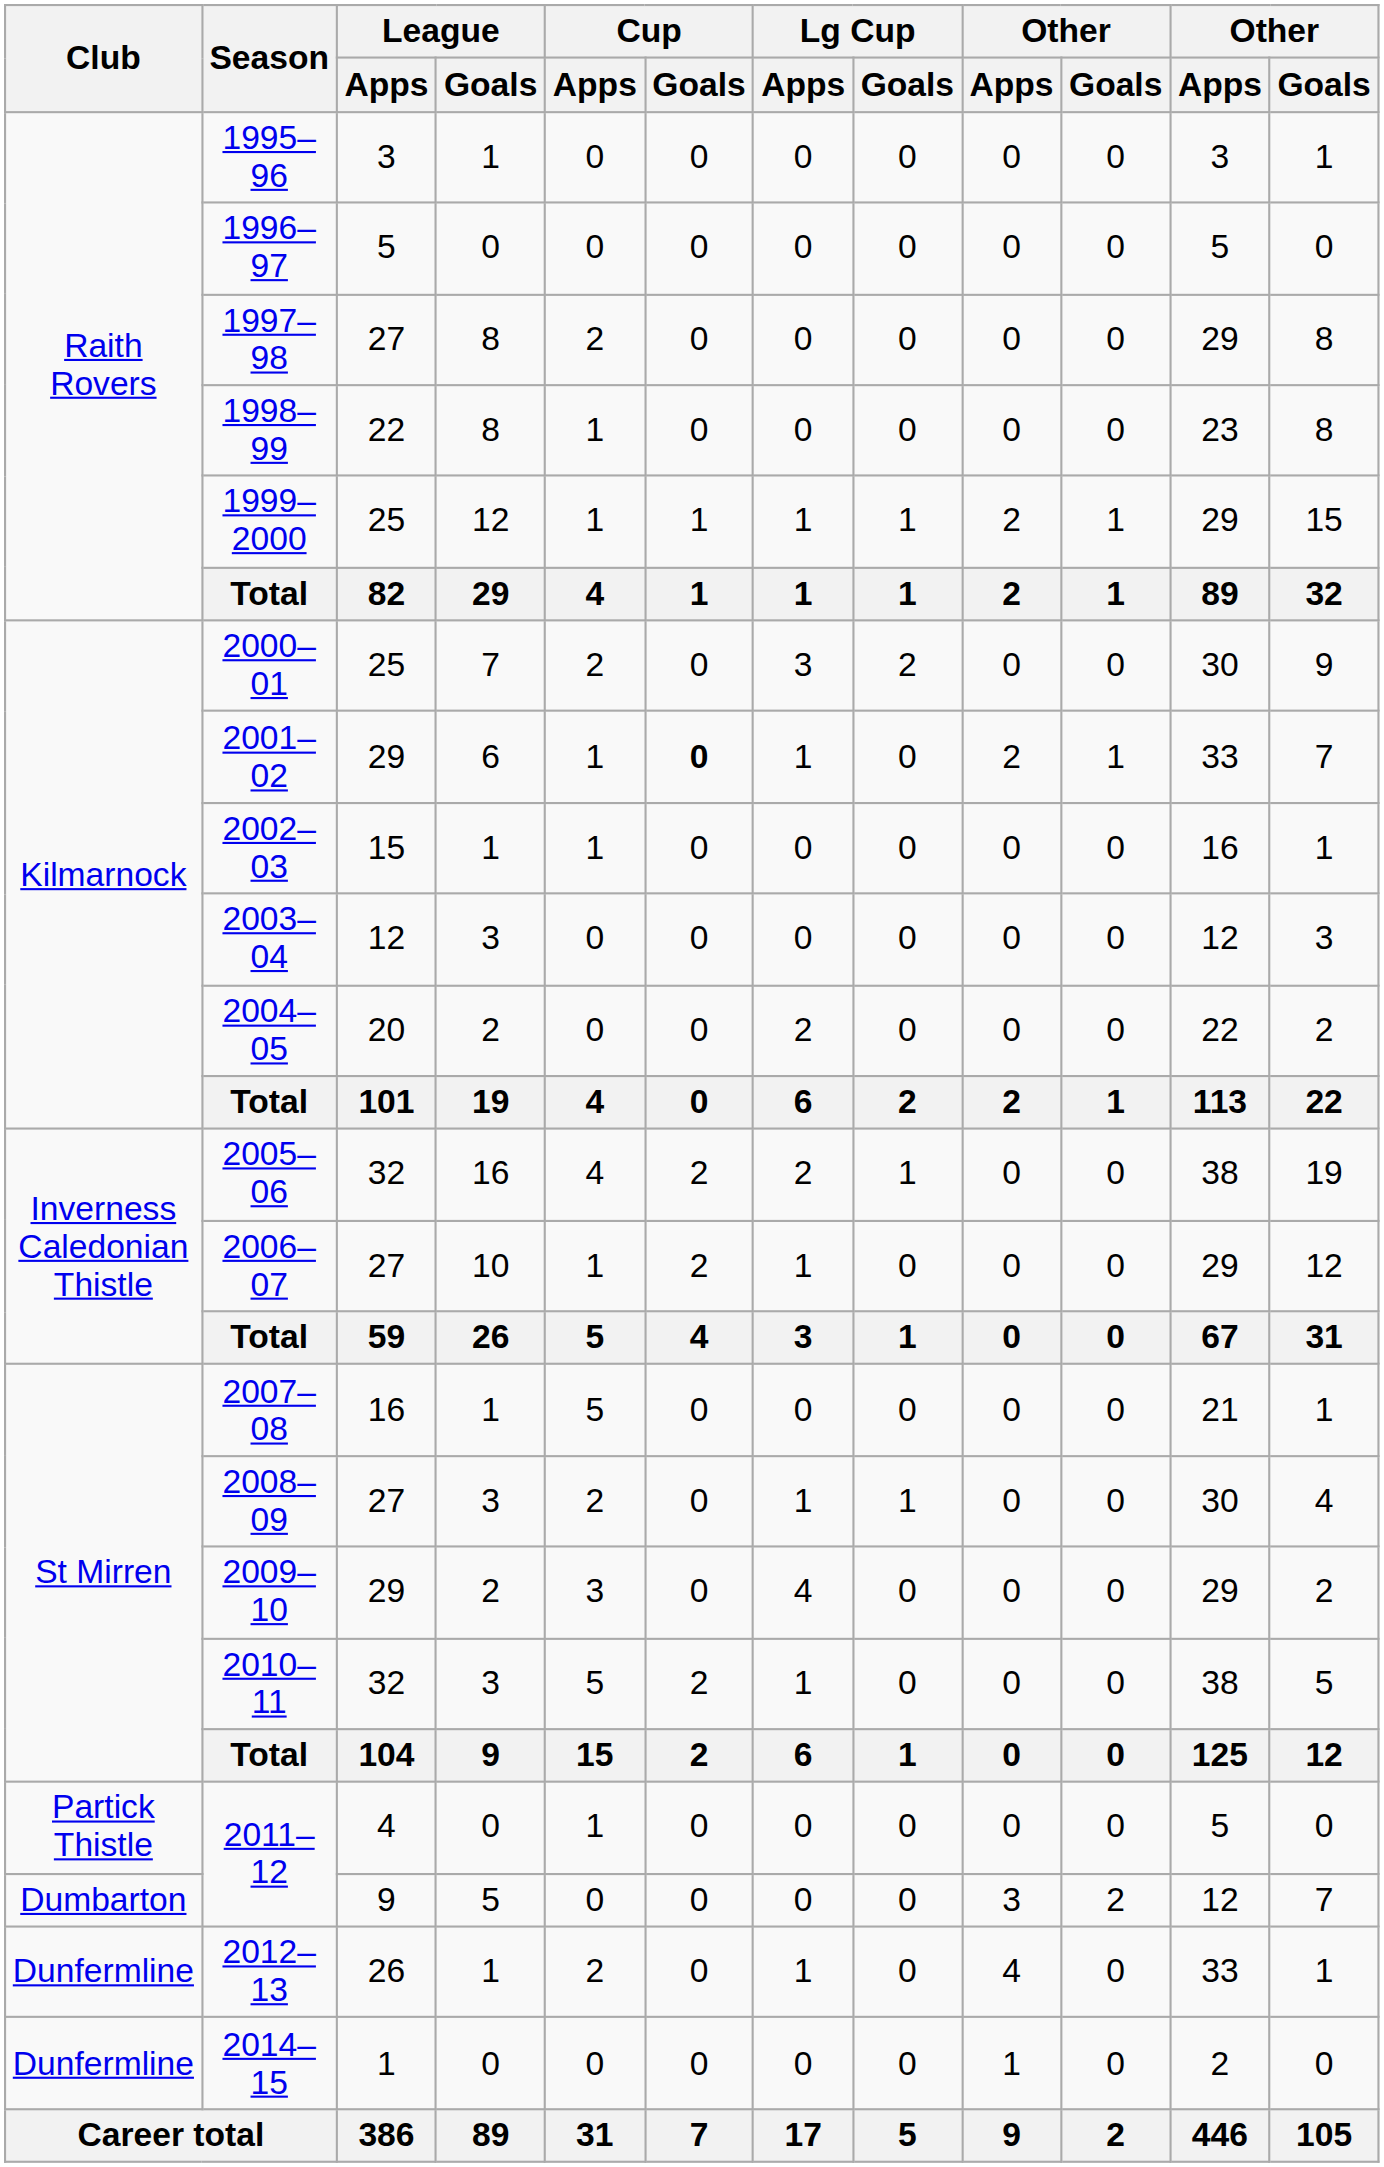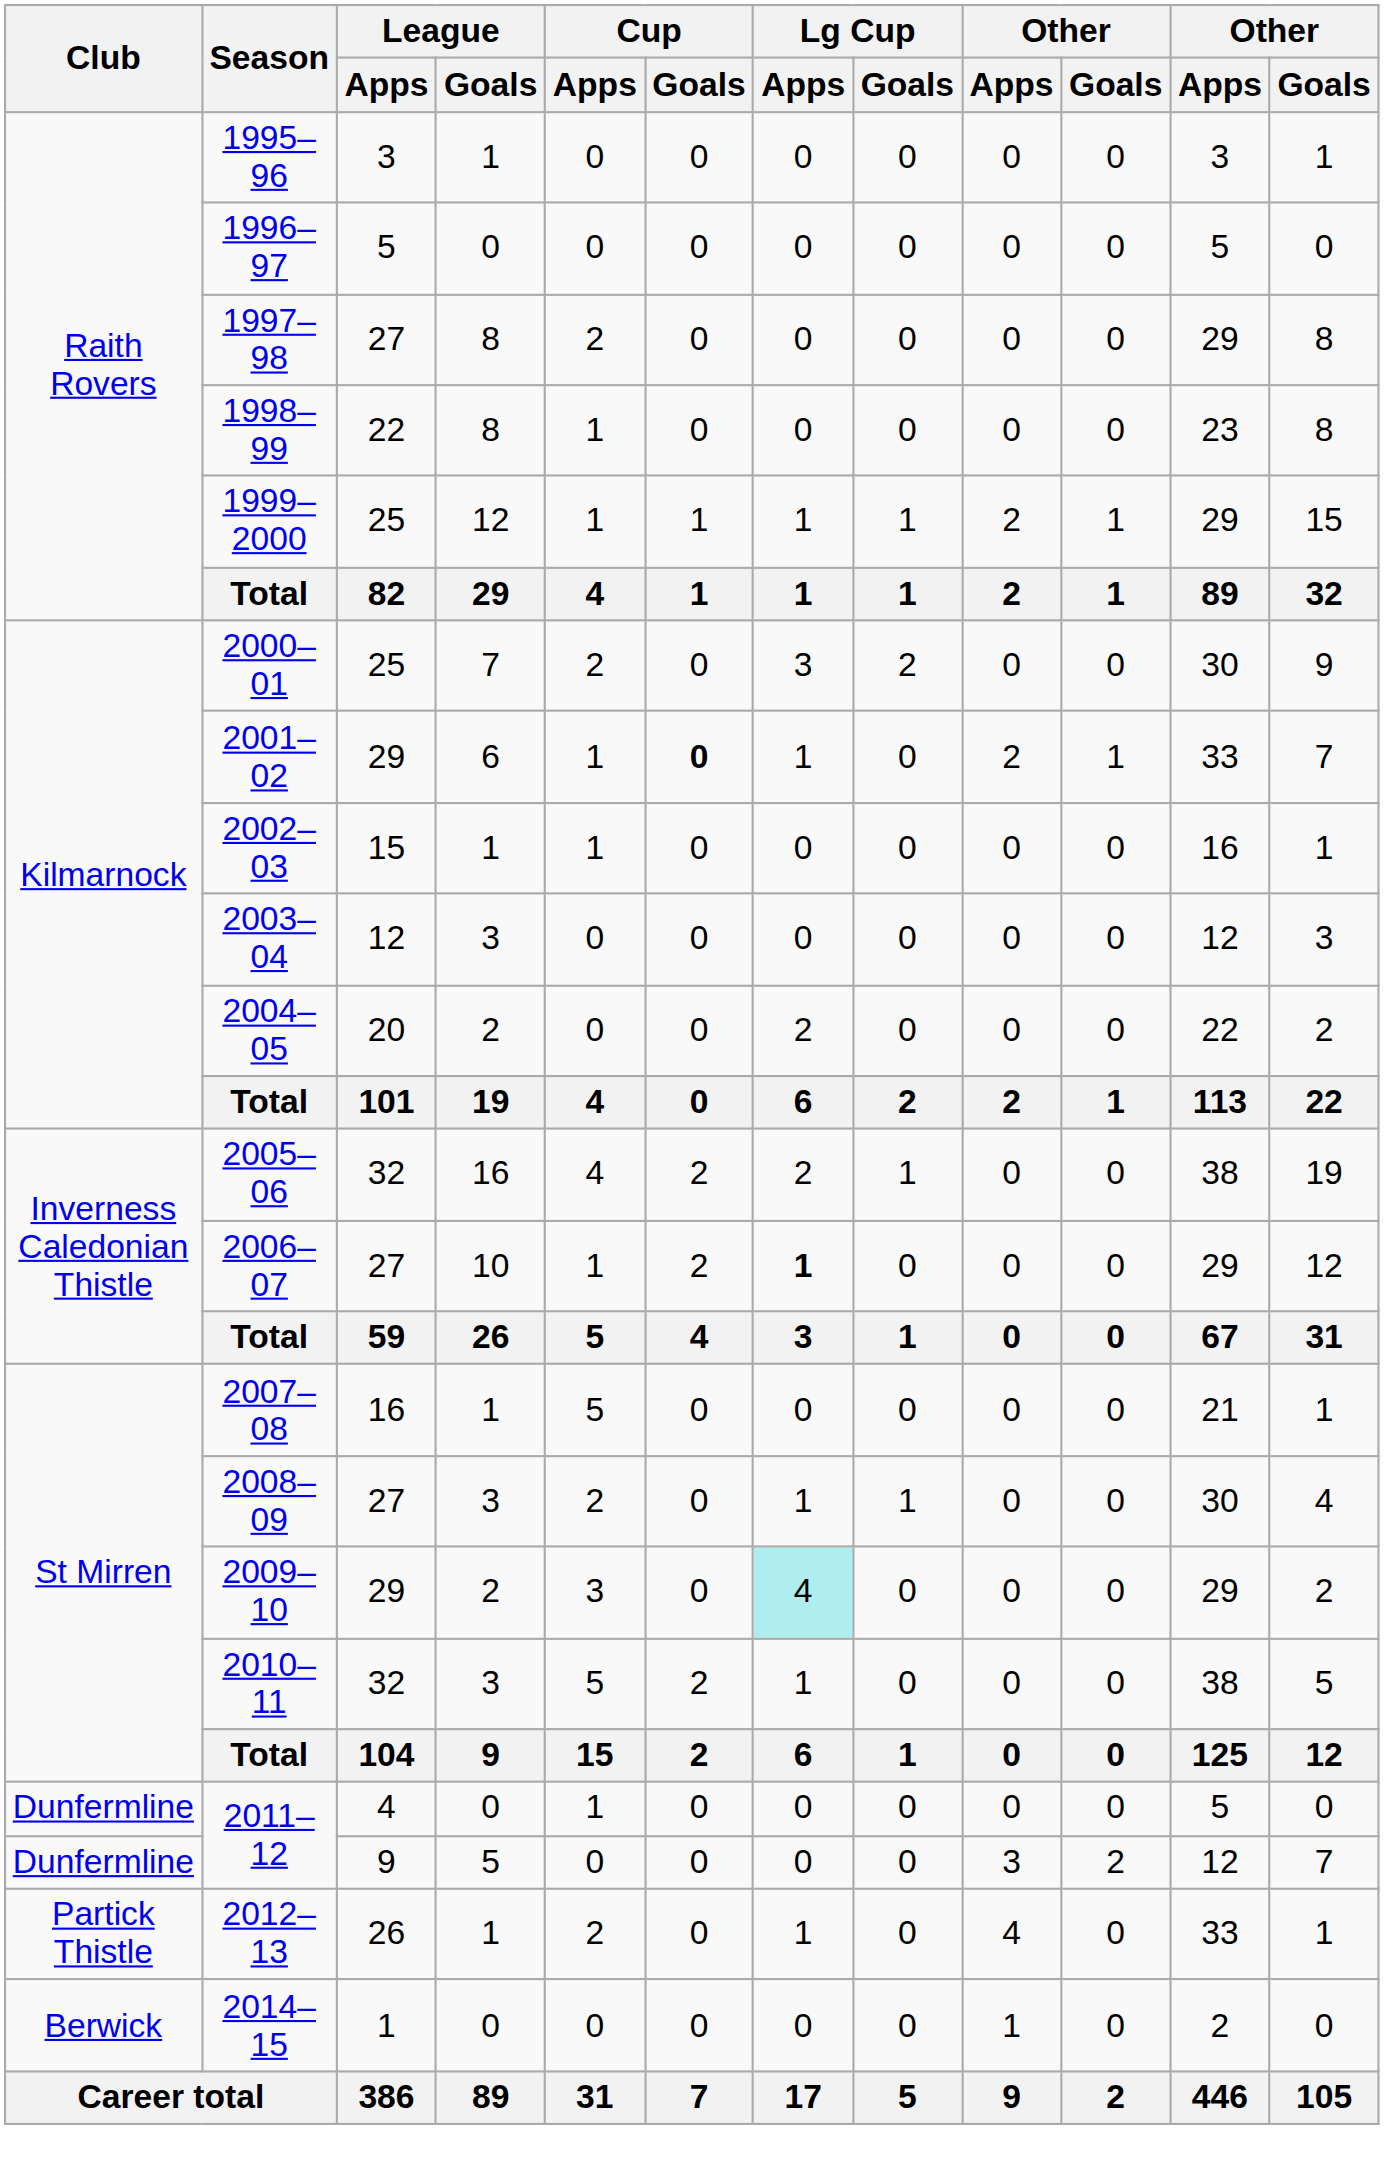(803, 1265) normal -> (803, 1265) bold
(803, 1591) no background -> (803, 1591) paleturquoise background
(103, 1827) Partick Thistle -> (103, 1808) Dunfermline
(103, 1899) Dumbarton -> (103, 1861) Dunfermline
(103, 1971) Dunfermline -> (103, 1933) Partick Thistle
(103, 2062) Dunfermline -> (103, 2024) Berwick
